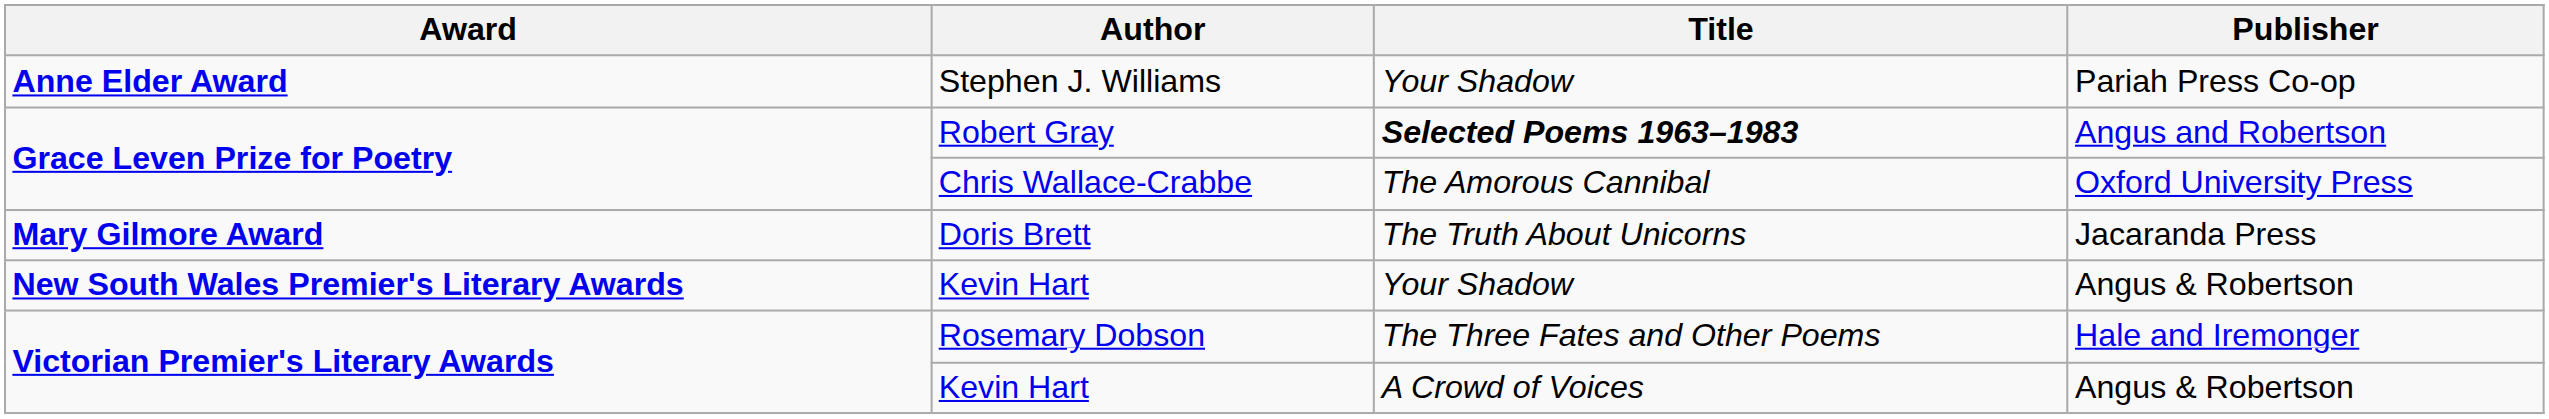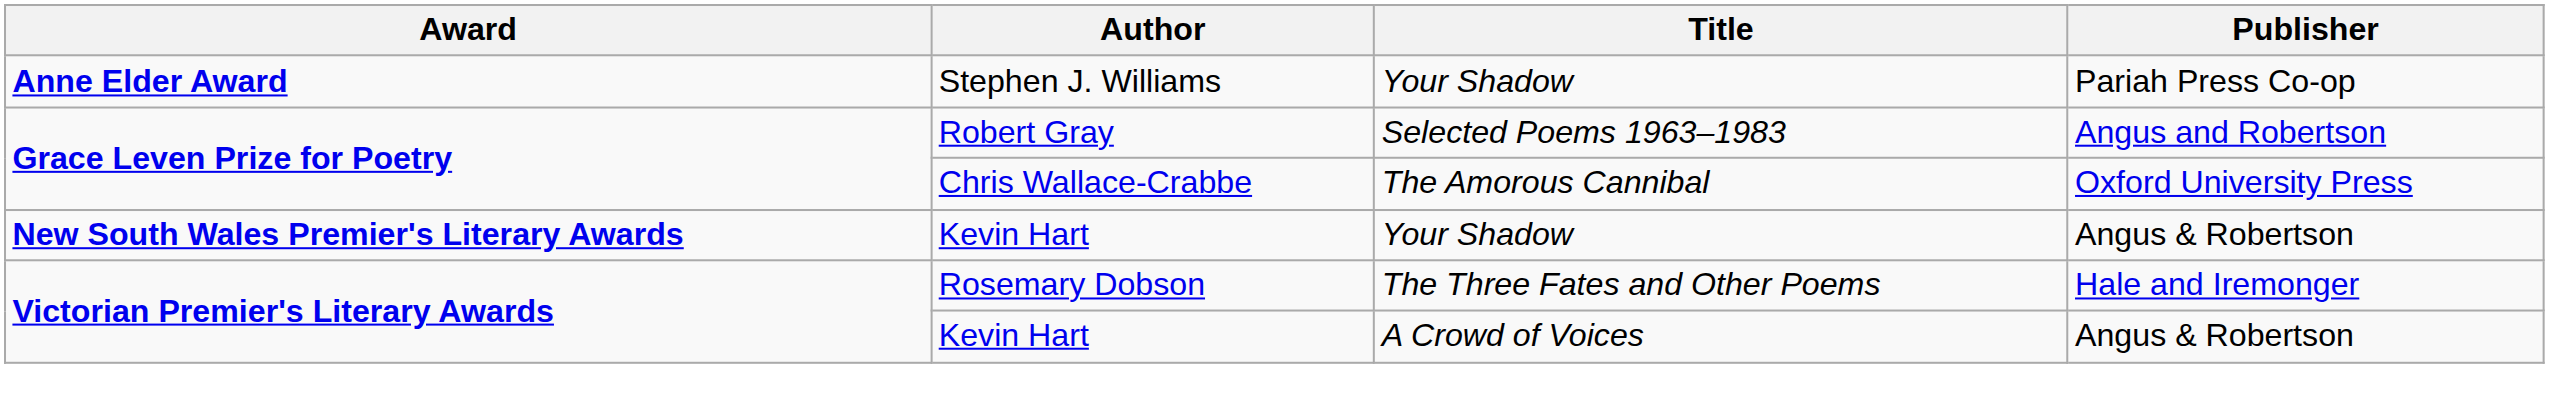(1590, 132) bold -> (1584, 132) normal
- row: (168, 234)
